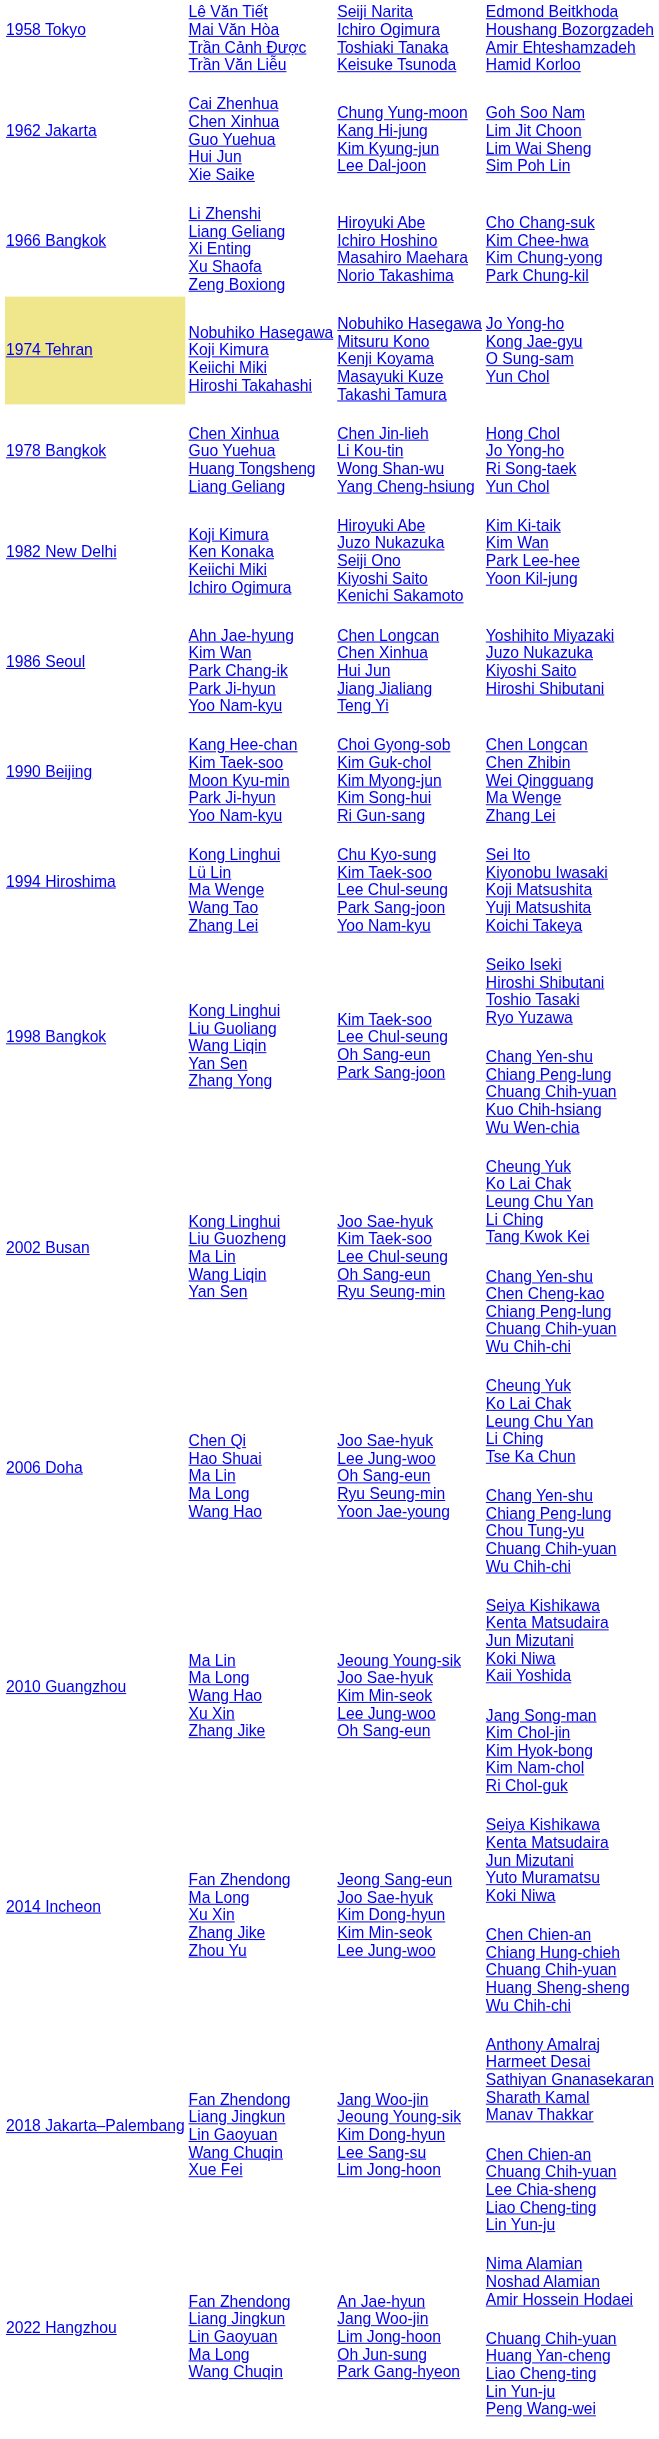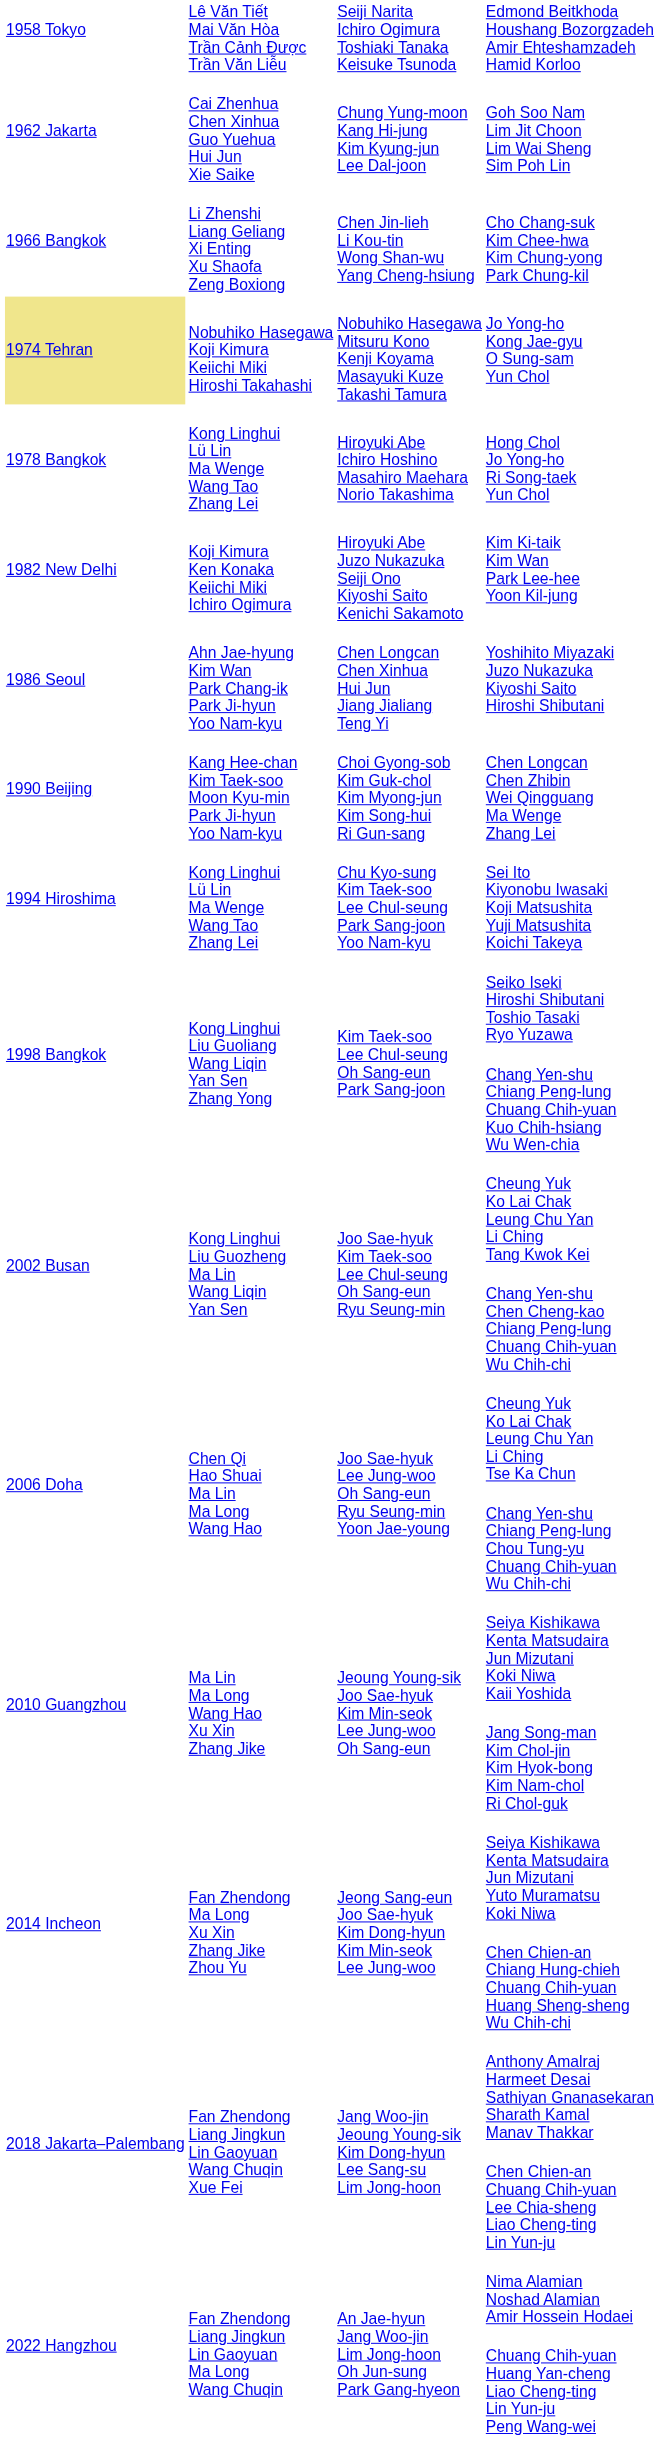(403, 249) Hiroyuki Abe Ichiro Hoshino Masahiro Maehara Norio Takashima -> (406, 249) Chen Jin-lieh Li Kou-tin Wong Shan-wu Yang Cheng-hsiung
(252, 460) Chen Xinhua Guo Yuehua Huang Tongsheng Liang Geliang -> (234, 469) Kong Linghui Lü Lin Ma Wenge Wang Tao Zhang Lei
(406, 460) Chen Jin-lieh Li Kou-tin Wong Shan-wu Yang Cheng-hsiung -> (403, 469) Hiroyuki Abe Ichiro Hoshino Masahiro Maehara Norio Takashima
